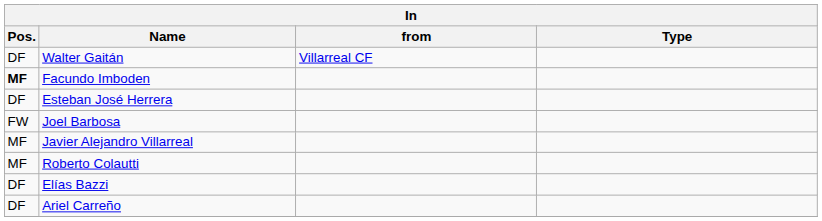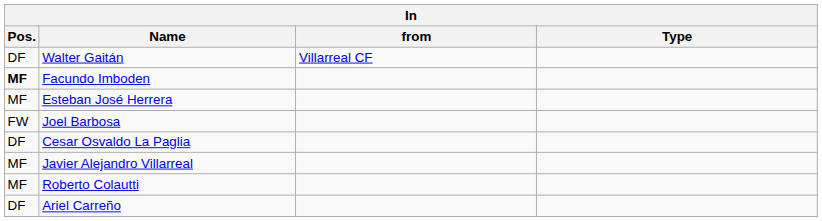(17, 100) DF -> (17, 100) MF
+ row: (116, 142)
- row: (75, 185)
